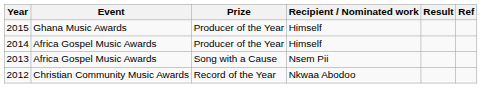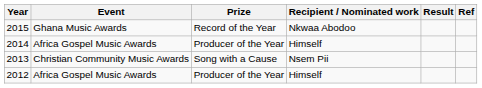(239, 28) Producer of the Year -> (235, 28) Record of the Year
(305, 28) Himself -> (322, 28) Nkwaa Abodoo
(95, 59) Africa Gospel Music Awards -> (111, 59) Christian Community Music Awards
(111, 75) Christian Community Music Awards -> (95, 75) Africa Gospel Music Awards
(235, 75) Record of the Year -> (239, 75) Producer of the Year
(322, 75) Nkwaa Abodoo -> (305, 75) Himself
